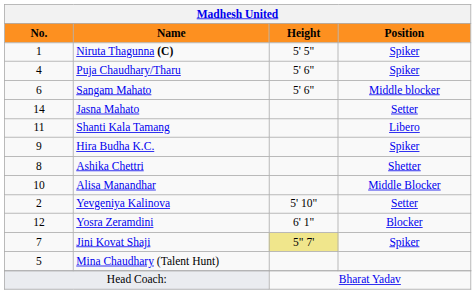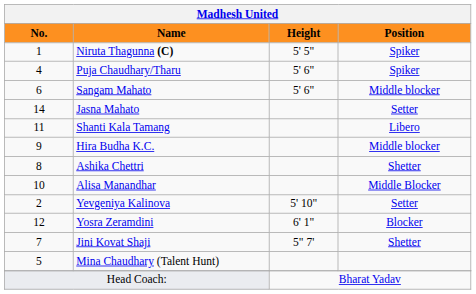(404, 147) Spiker -> (404, 147) Middle blocker
(304, 242) khaki background -> (304, 242) no background
(404, 242) Spiker -> (404, 242) Shetter
